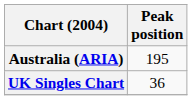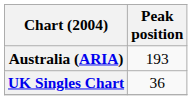(157, 58) 195 -> (157, 58) 193
